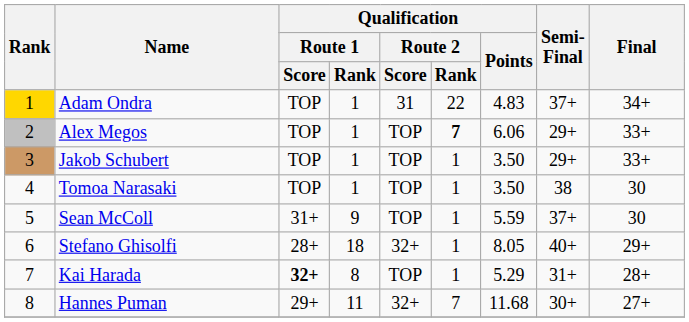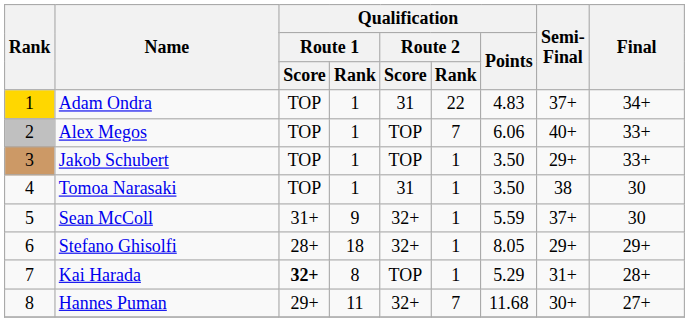(456, 132) bold -> (456, 132) normal
(563, 132) 29+ -> (563, 132) 40+
(405, 189) TOP -> (405, 189) 31
(405, 217) TOP -> (405, 217) 32+
(563, 246) 40+ -> (563, 246) 29+
